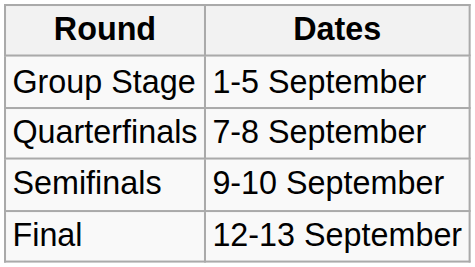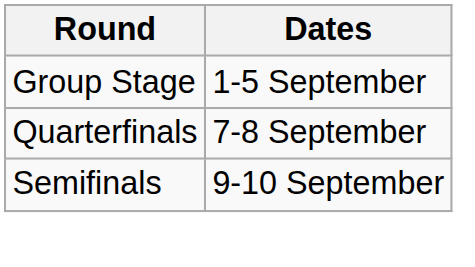- row: (47, 235)
